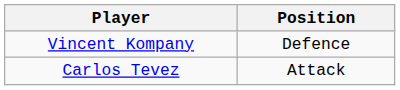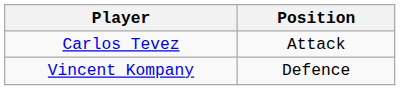rows swapped: (121, 44) <-> (121, 71)
